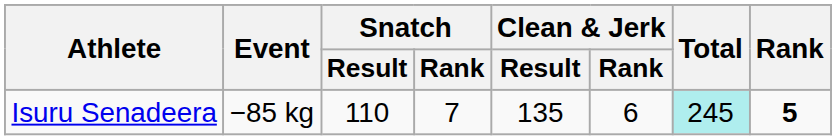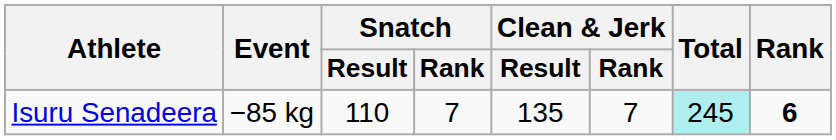(631, 113) 6 -> (631, 113) 7
(790, 113) 5 -> (790, 113) 6
